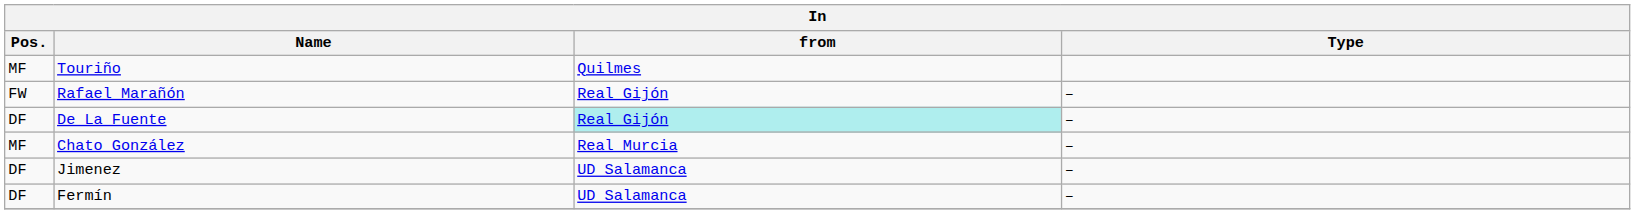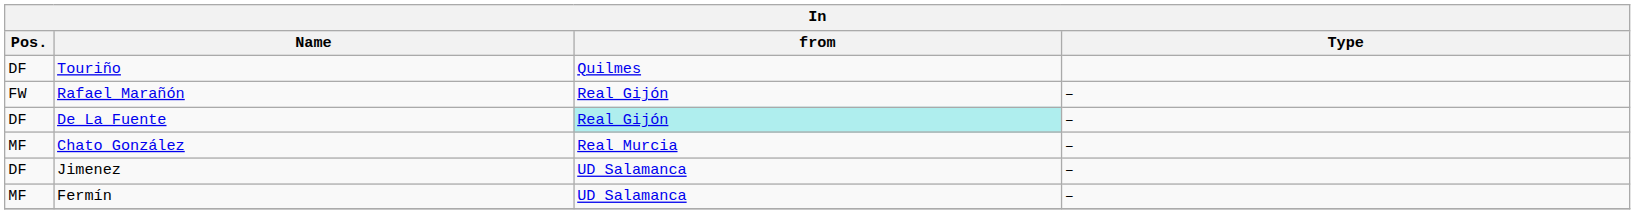(17, 68) MF -> (17, 68) DF
(17, 196) DF -> (17, 196) MF
